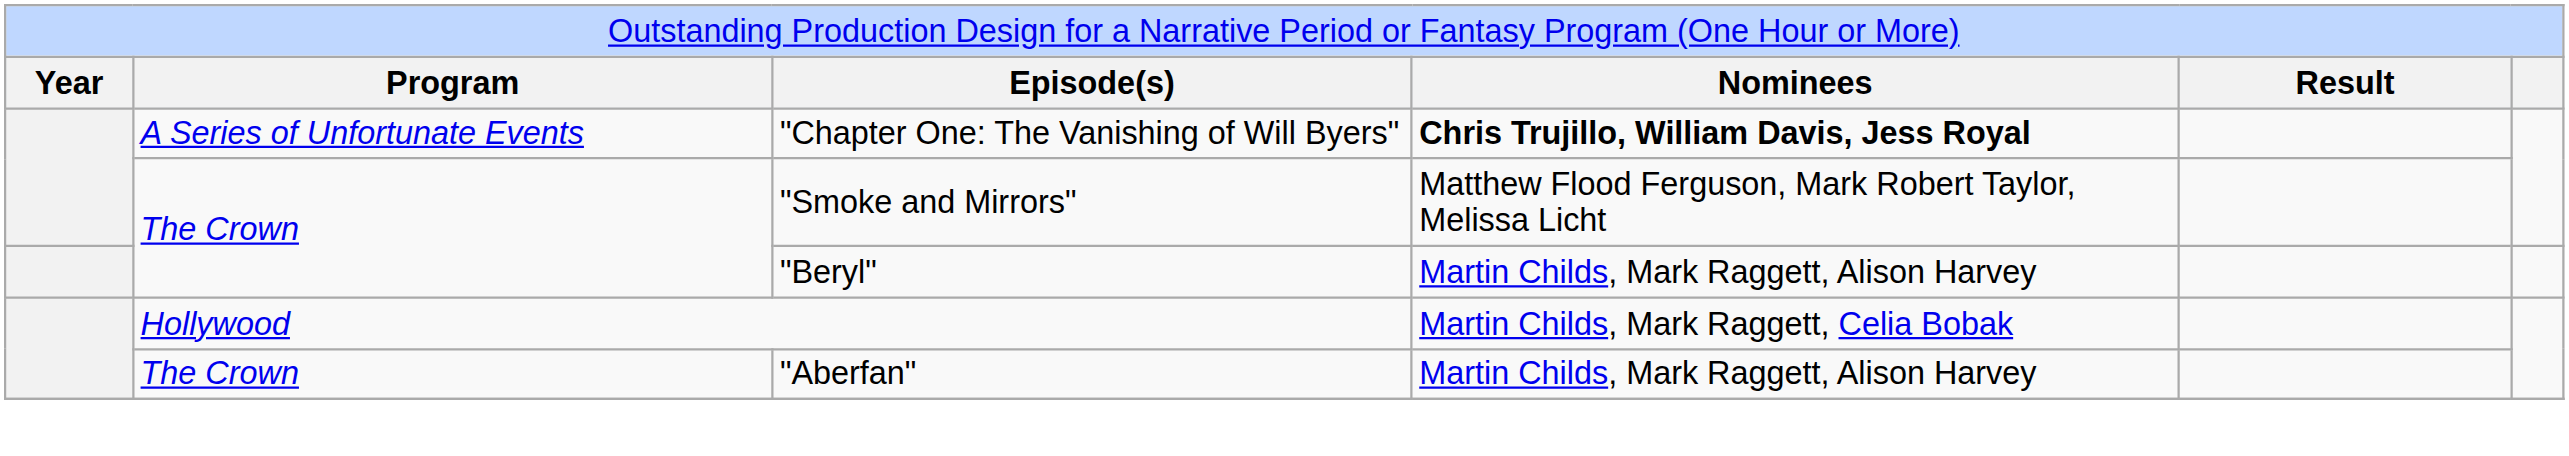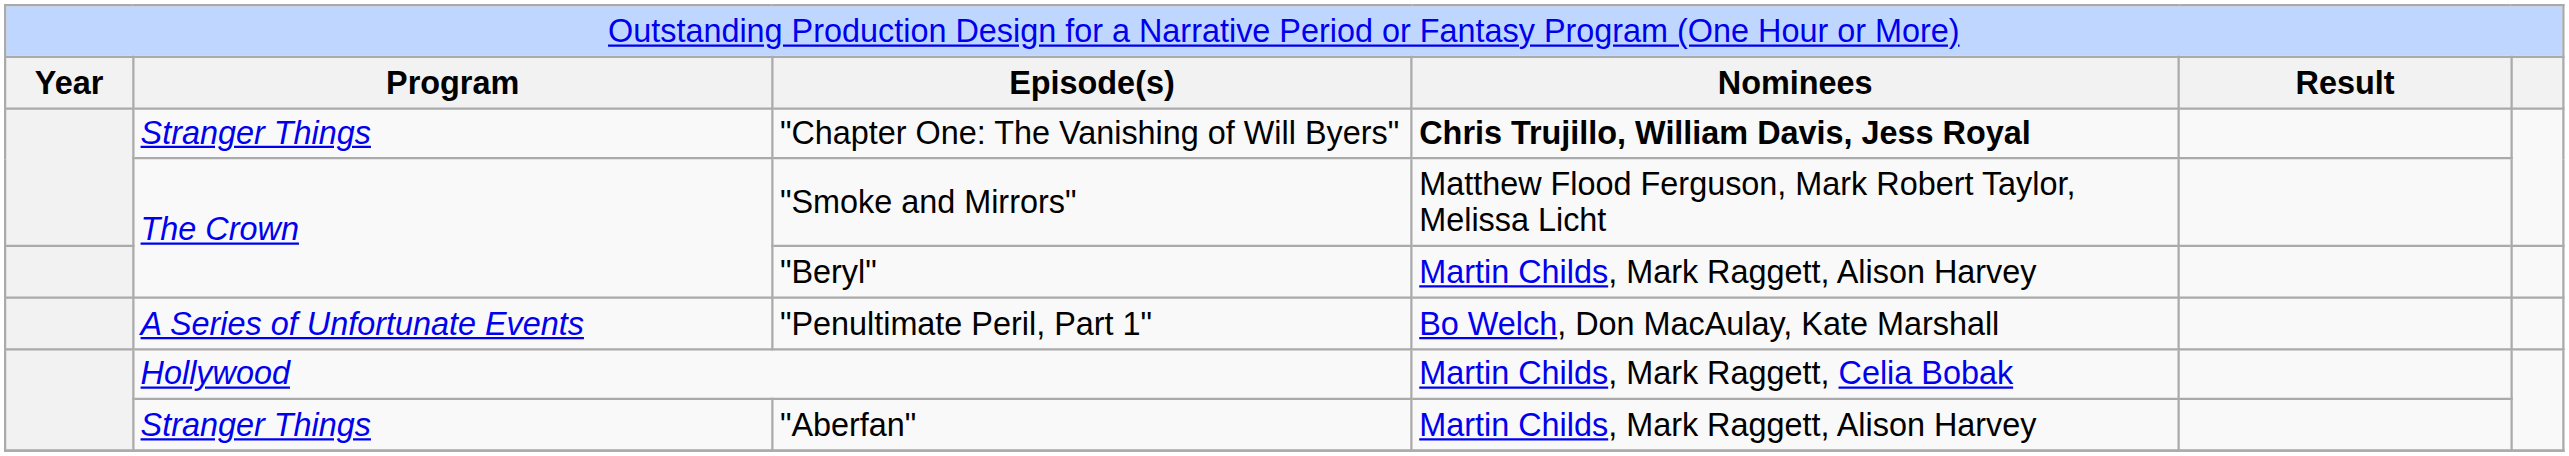(362, 133) A Series of Unfortunate Events -> (256, 133) Stranger Things
+ row: (966, 323)
(220, 374) The Crown -> (256, 425) Stranger Things
